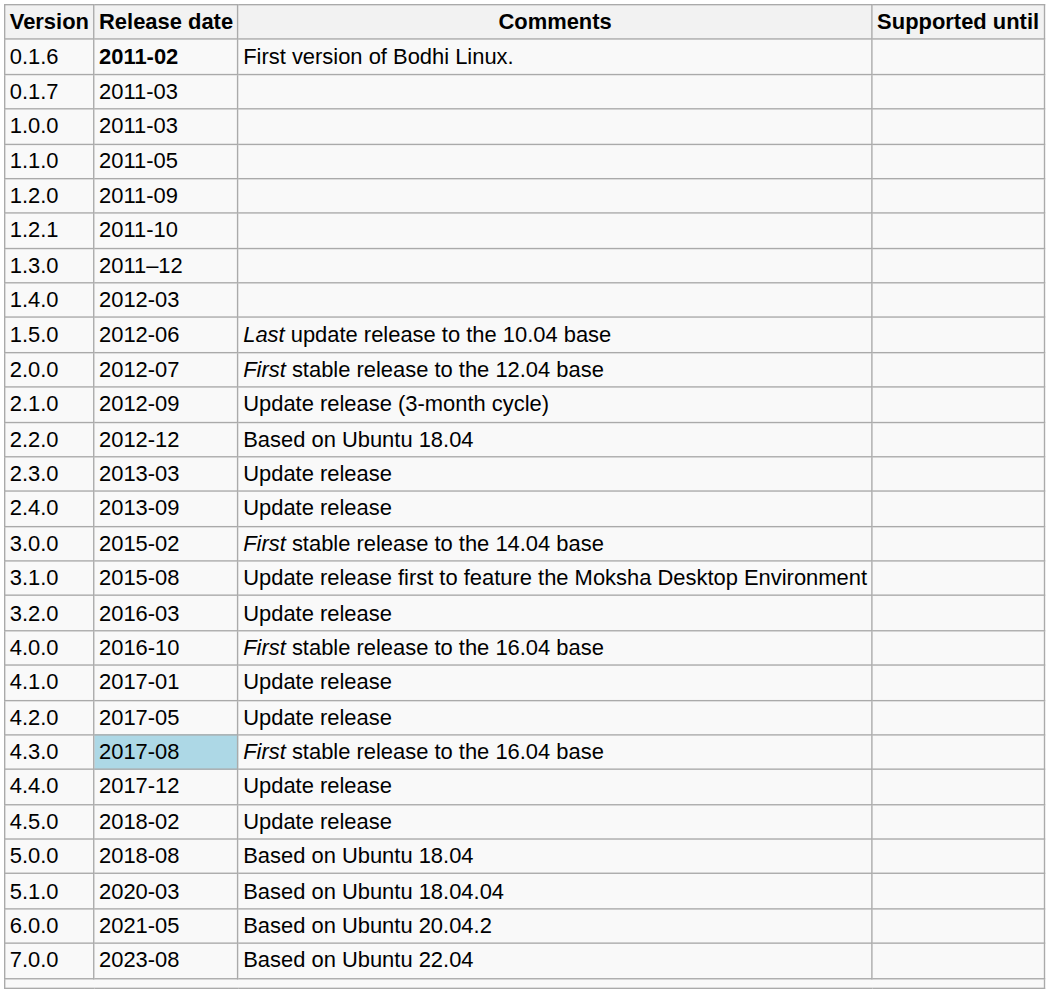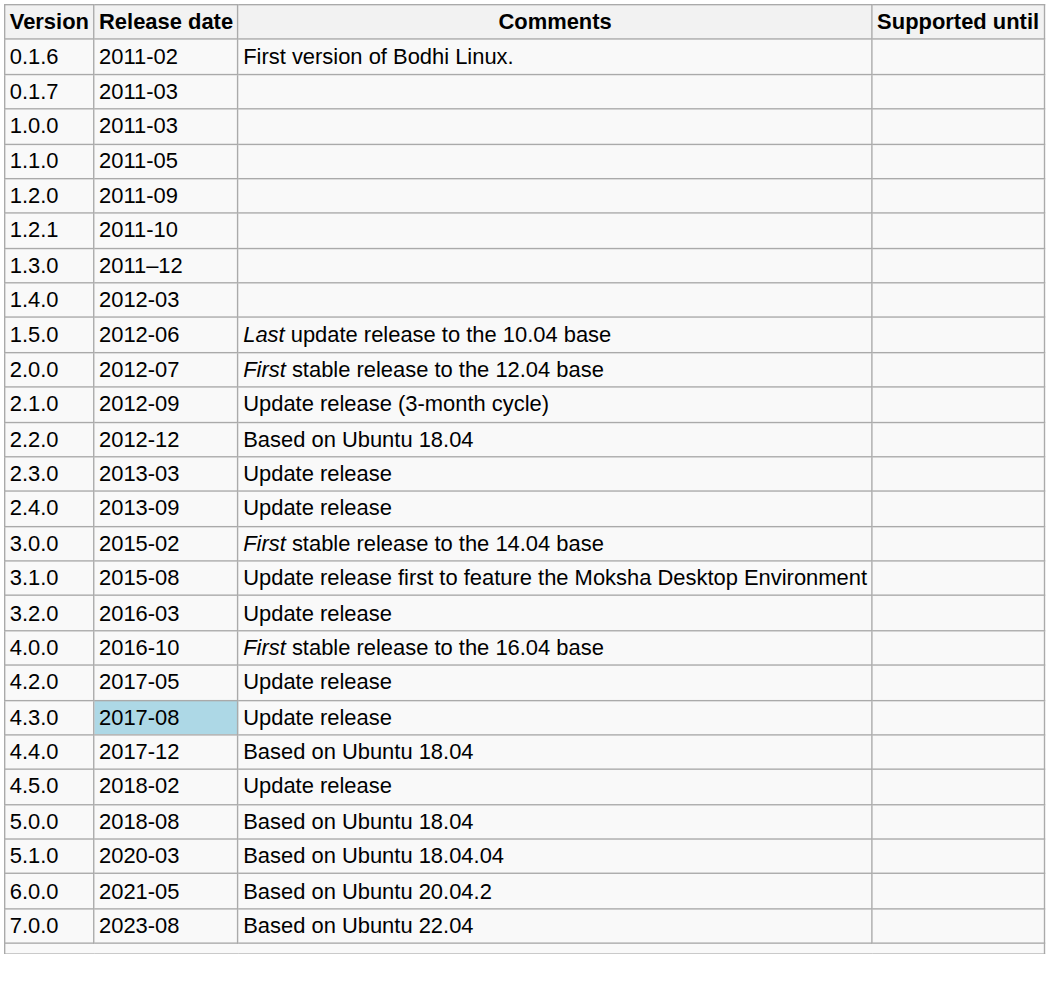(139, 56) bold -> (138, 56) normal
- row: (34, 682)
(424, 751) First stable release to the 16.04 base -> (318, 717) Update release
(318, 786) Update release -> (358, 751) Based on Ubuntu 18.04
